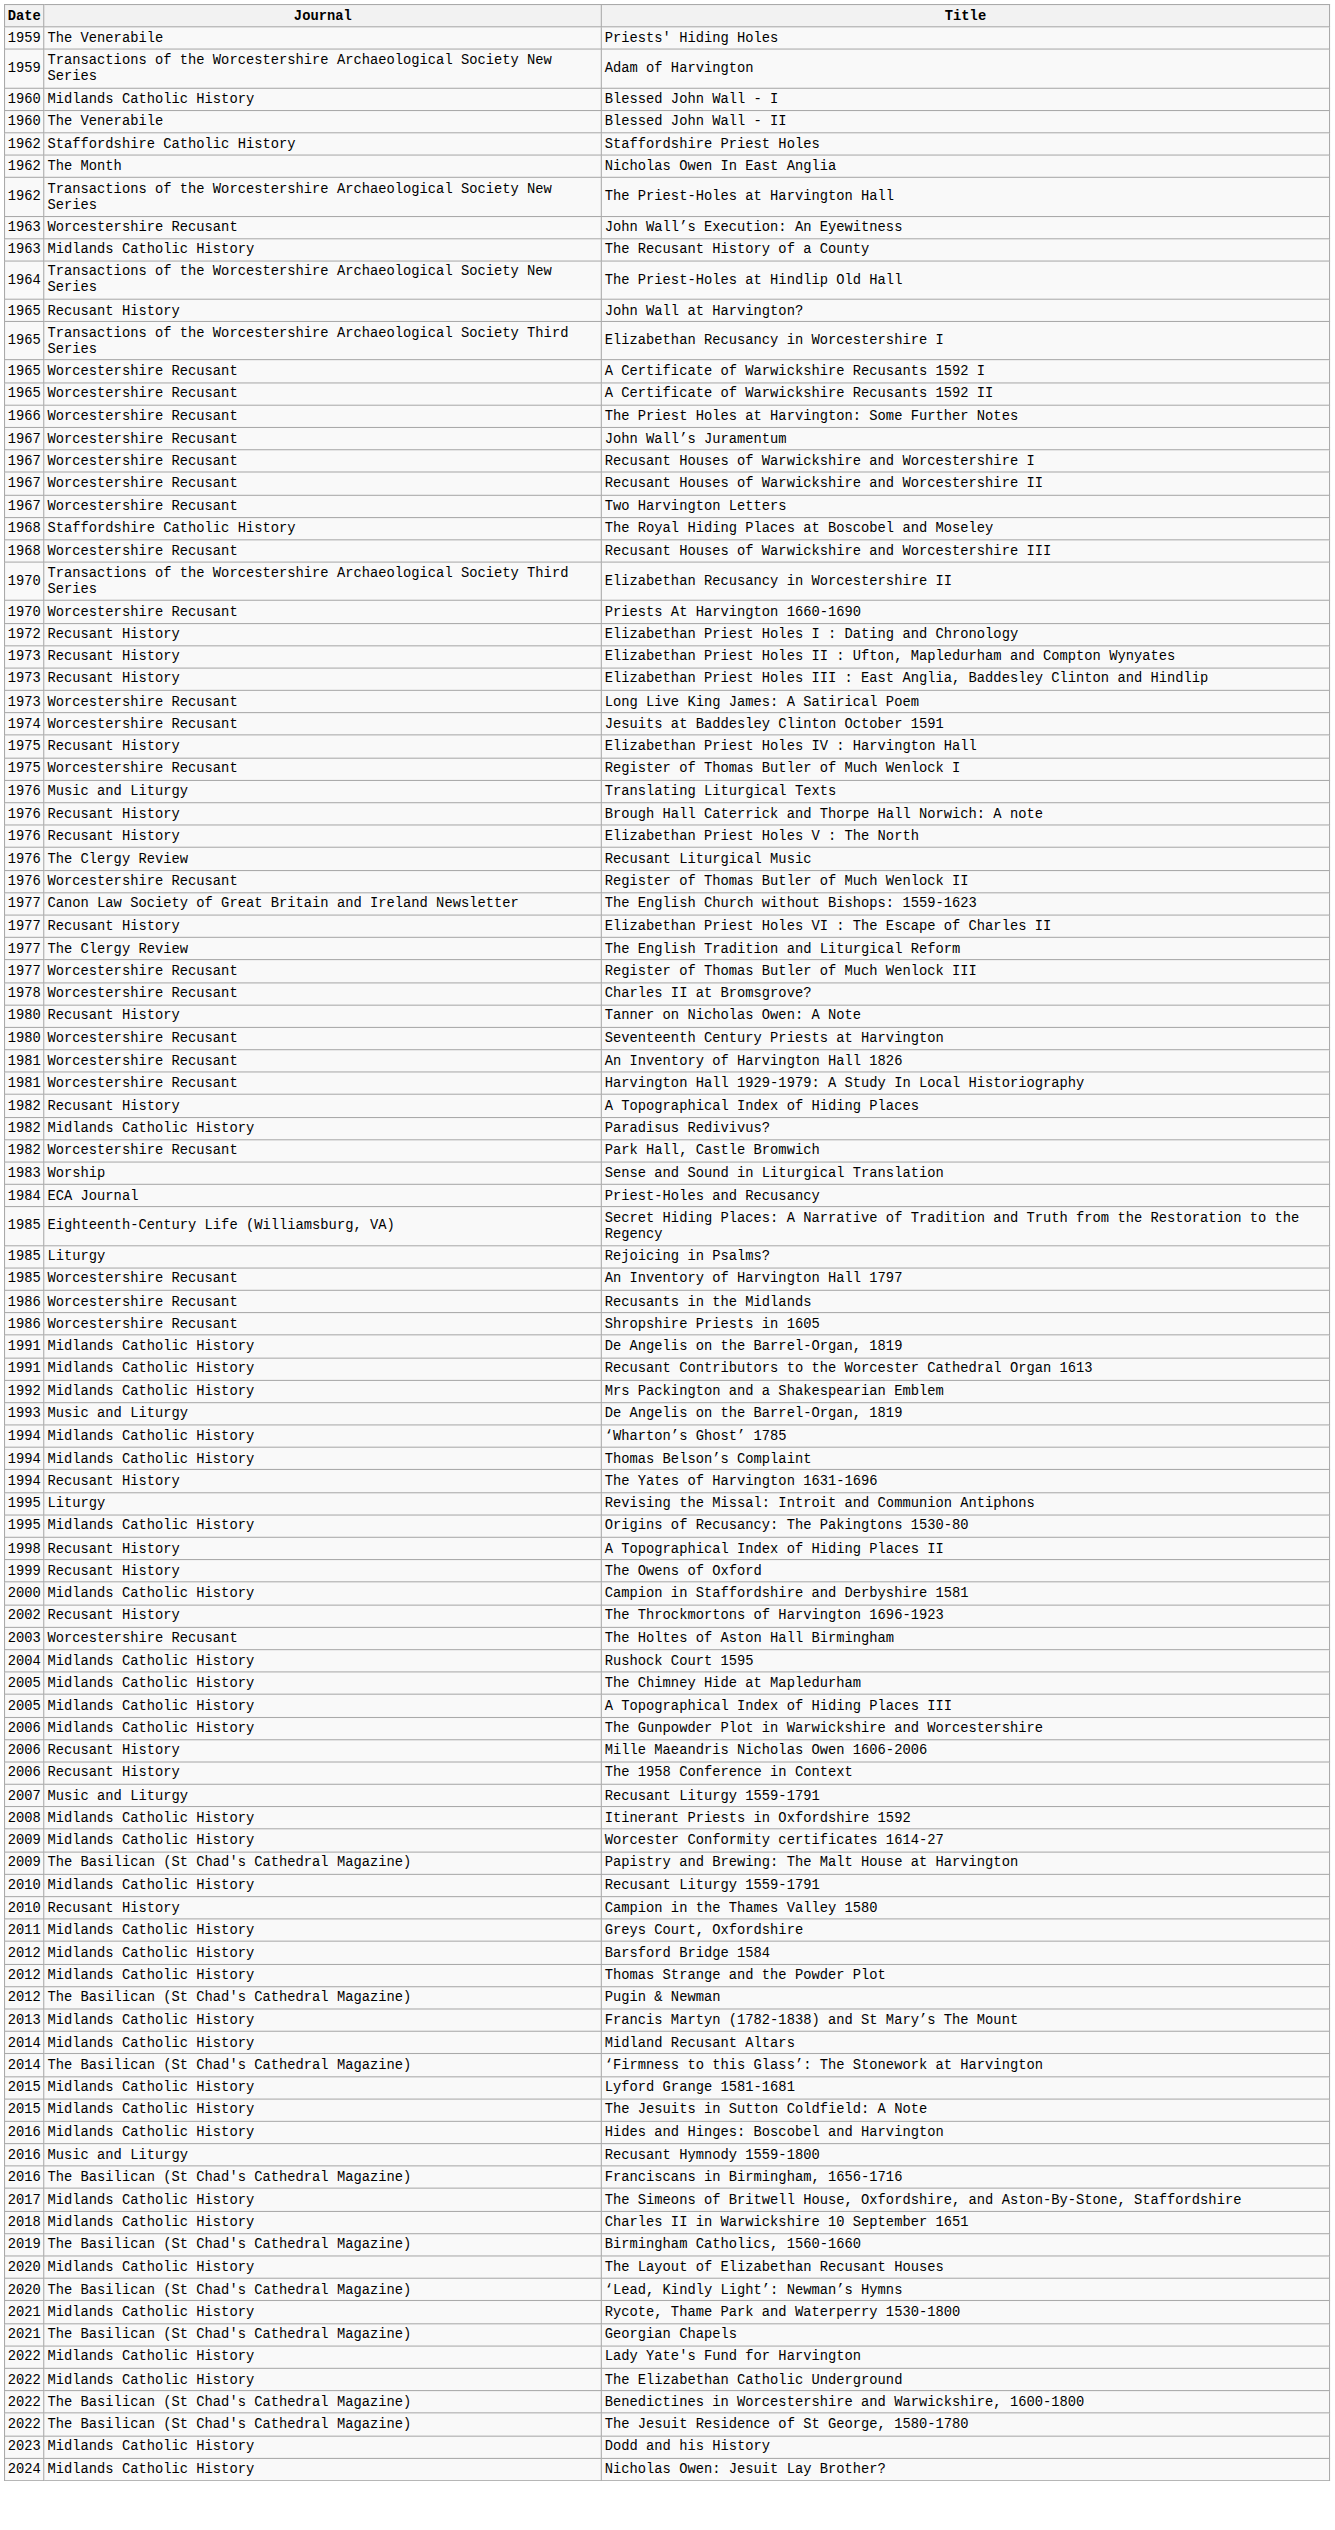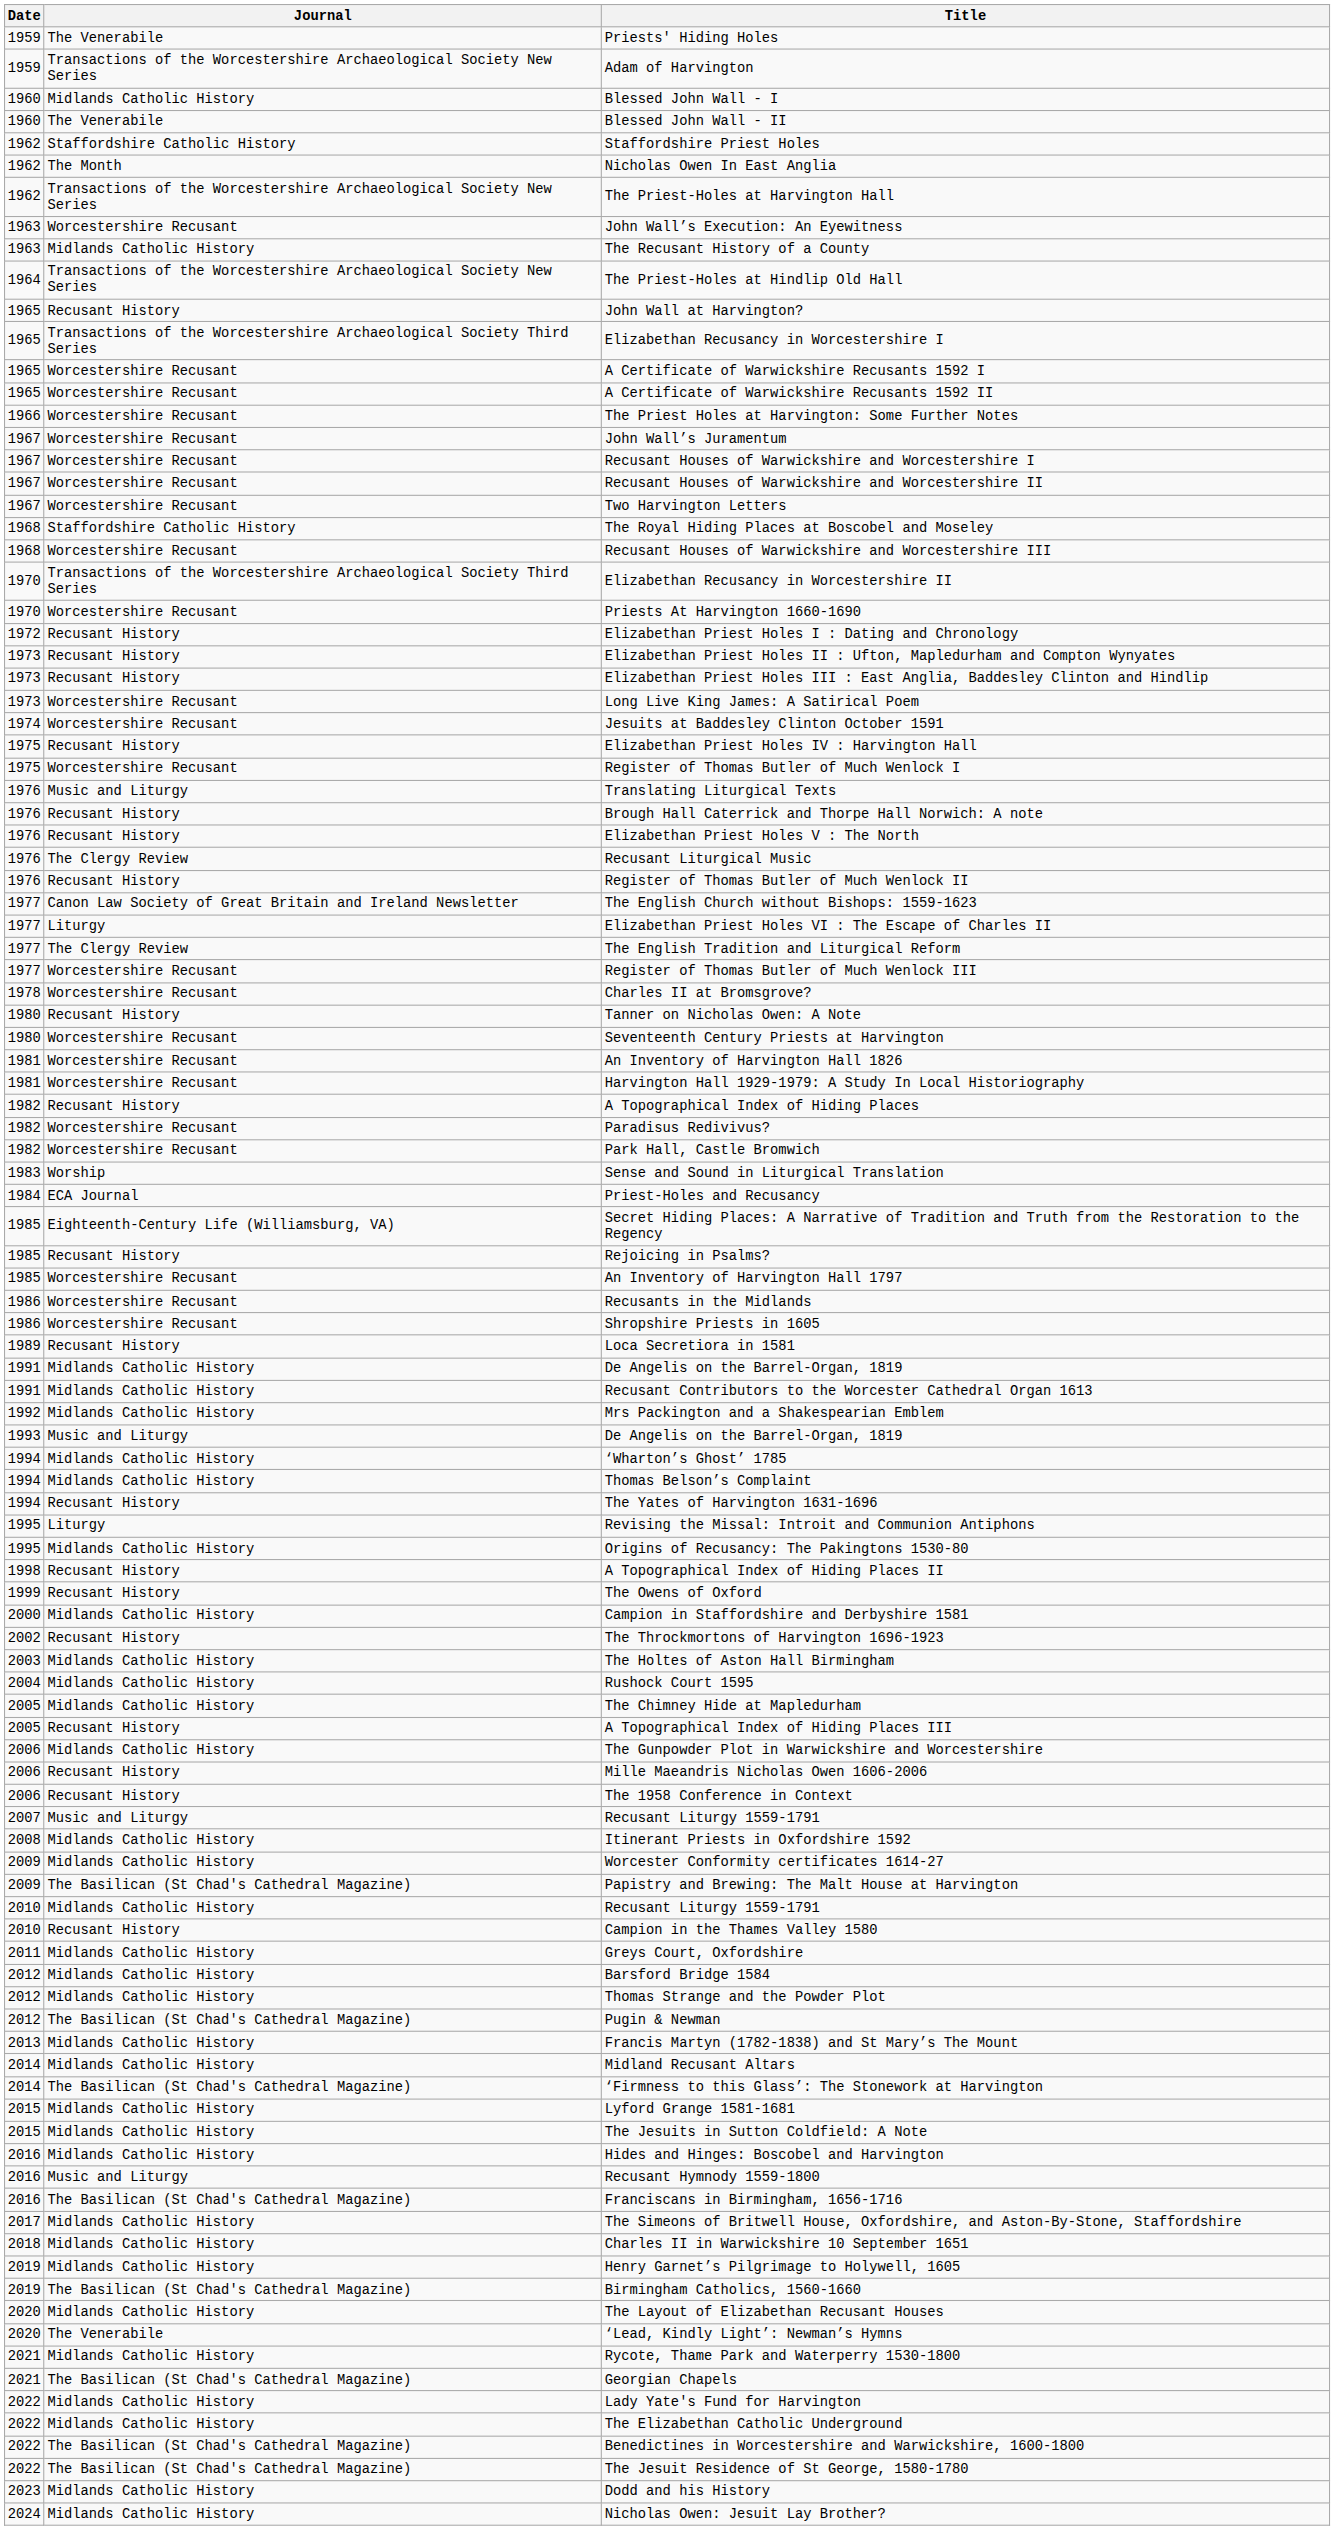(143, 881) Worcestershire Recusant -> (114, 881) Recusant History
(114, 926) Recusant History -> (76, 926) Liturgy
(151, 1128) Midlands Catholic History -> (143, 1128) Worcestershire Recusant
(76, 1257) Liturgy -> (114, 1257) Recusant History
+ row: (24, 1346)
(143, 1638) Worcestershire Recusant -> (151, 1661) Midlands Catholic History
(151, 1706) Midlands Catholic History -> (114, 1728) Recusant History
+ row: (24, 2267)
(229, 2290) The Basilican (St Chad's Cathedral Magazine) -> (105, 2335) The Venerabile
